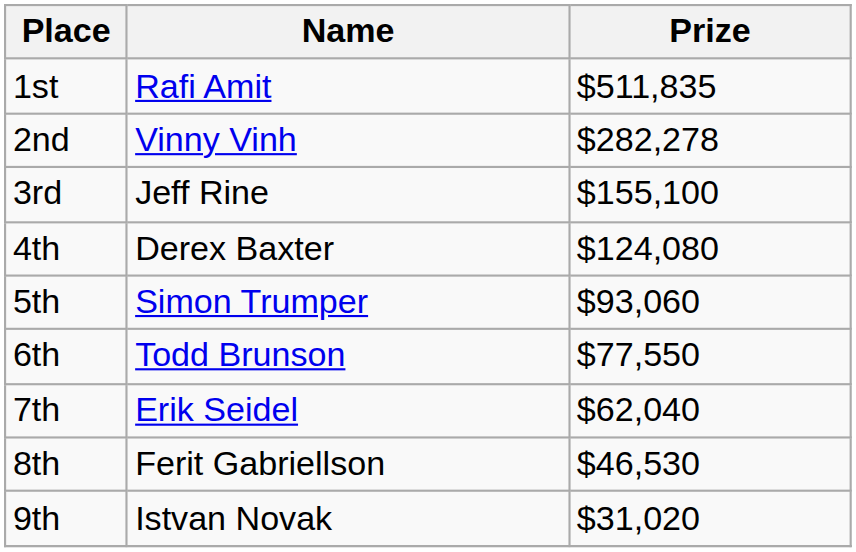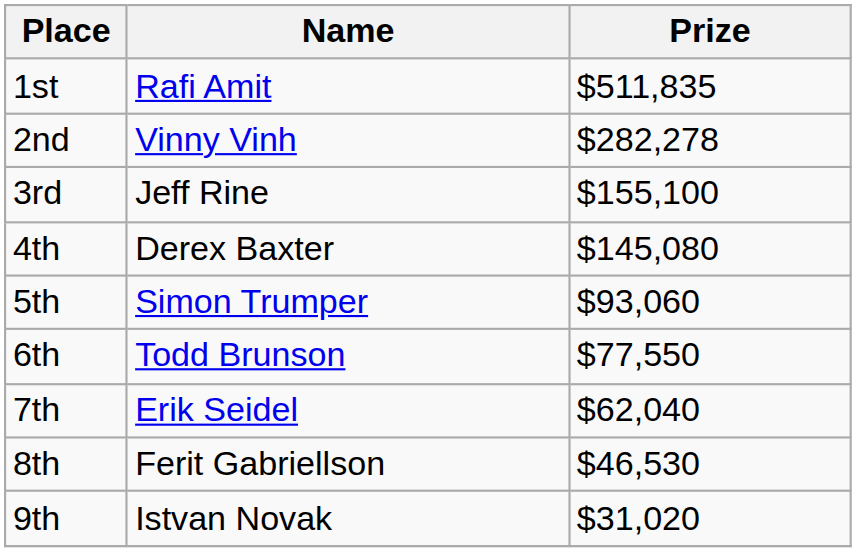(648, 247) $124,080 -> (648, 247) $145,080
